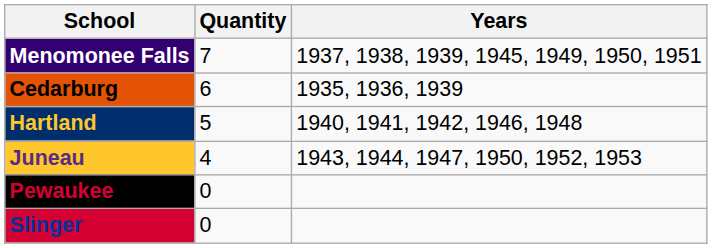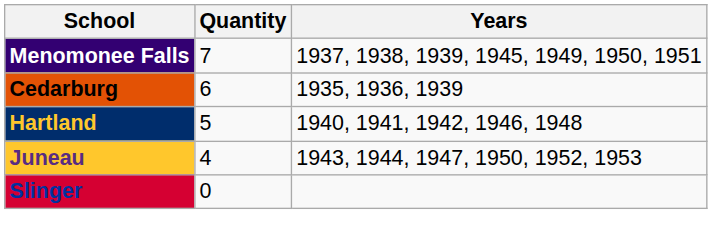- row: (61, 191)
